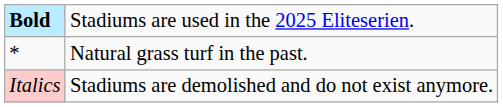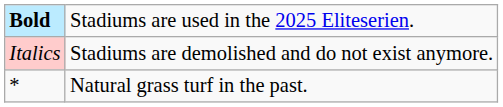rows swapped: (35, 85) <-> (14, 53)
